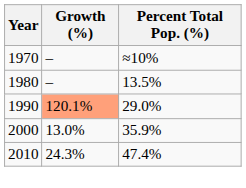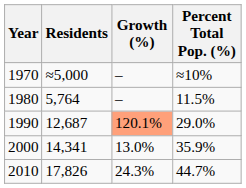+ column: (77, 33)
(142, 82) 13.5% -> (195, 99) 11.5%
(142, 154) 47.4% -> (196, 171) 44.7%
